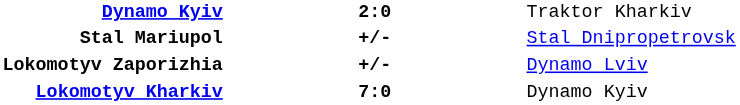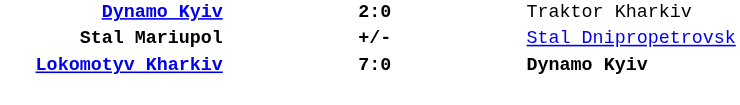- row: (113, 65)
(587, 92) normal -> (587, 65) bold
